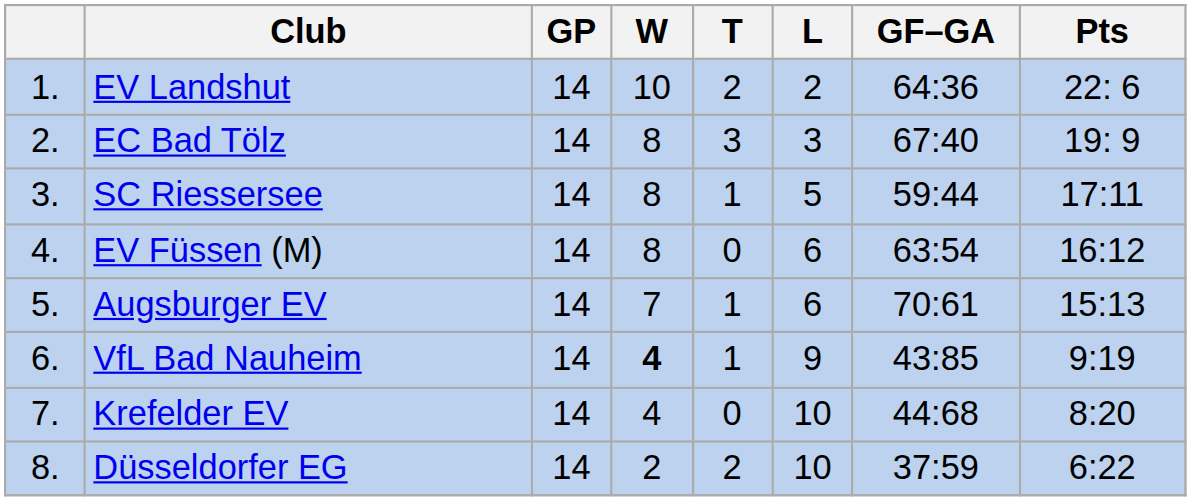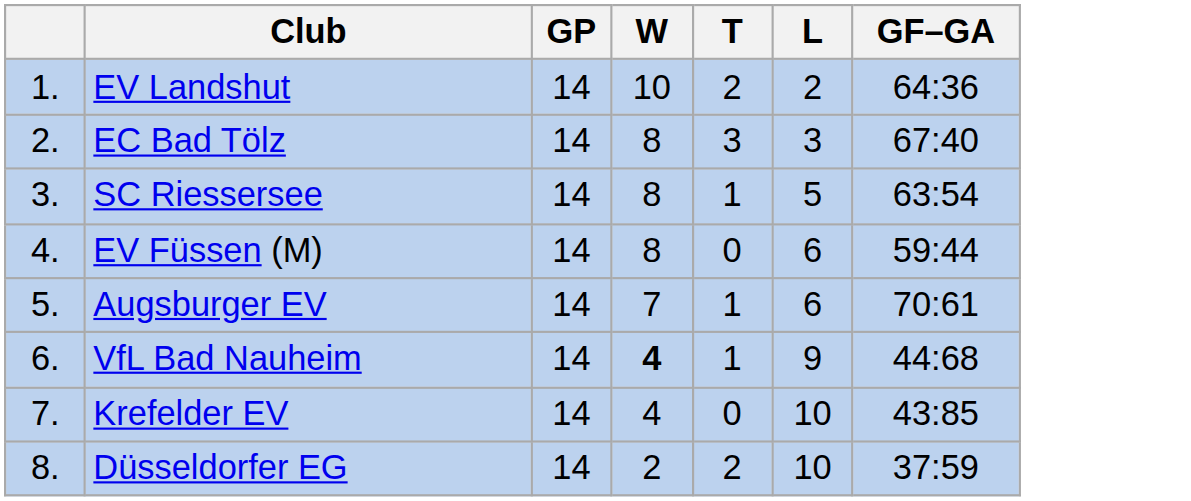- column: (1102, 31)
(936, 195) 59:44 -> (936, 195) 63:54
(936, 250) 63:54 -> (936, 250) 59:44
(936, 359) 43:85 -> (936, 359) 44:68
(936, 413) 44:68 -> (936, 413) 43:85
